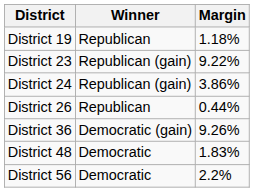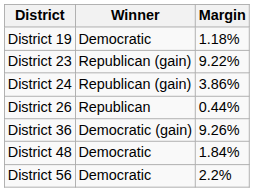(114, 38) Republican -> (115, 38) Democratic
(219, 152) 1.83% -> (219, 152) 1.84%
